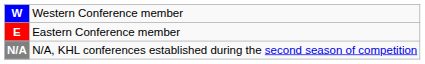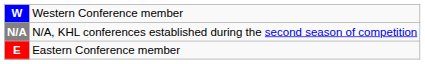rows swapped: (17, 31) <-> (17, 50)
